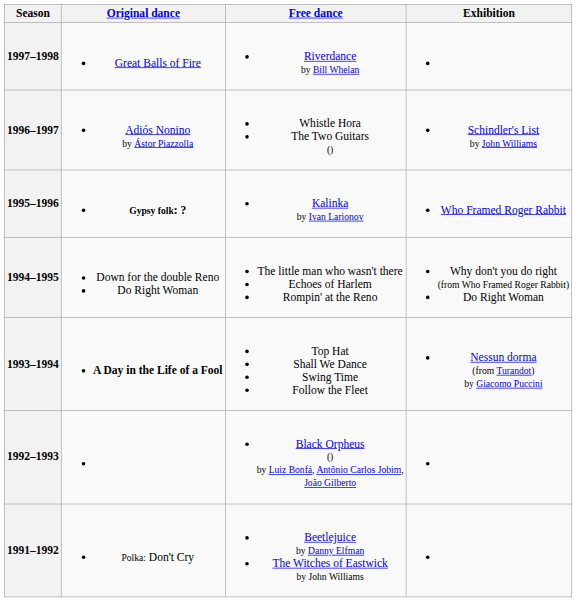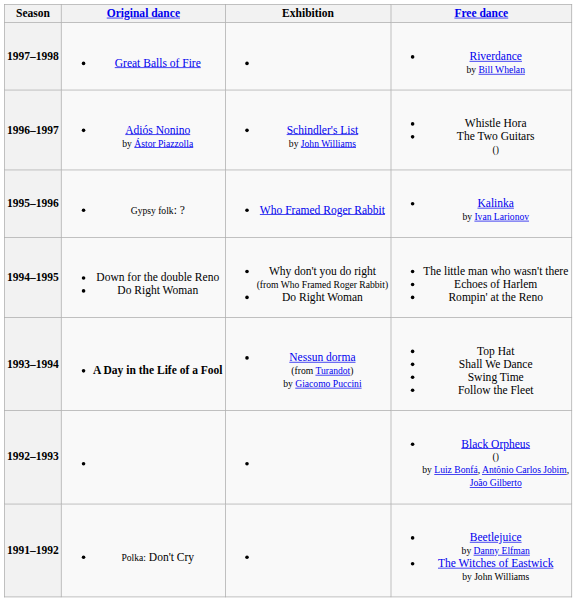columns swapped: (316, 13) <-> (489, 13)
(143, 210) bold -> (143, 210) normal
